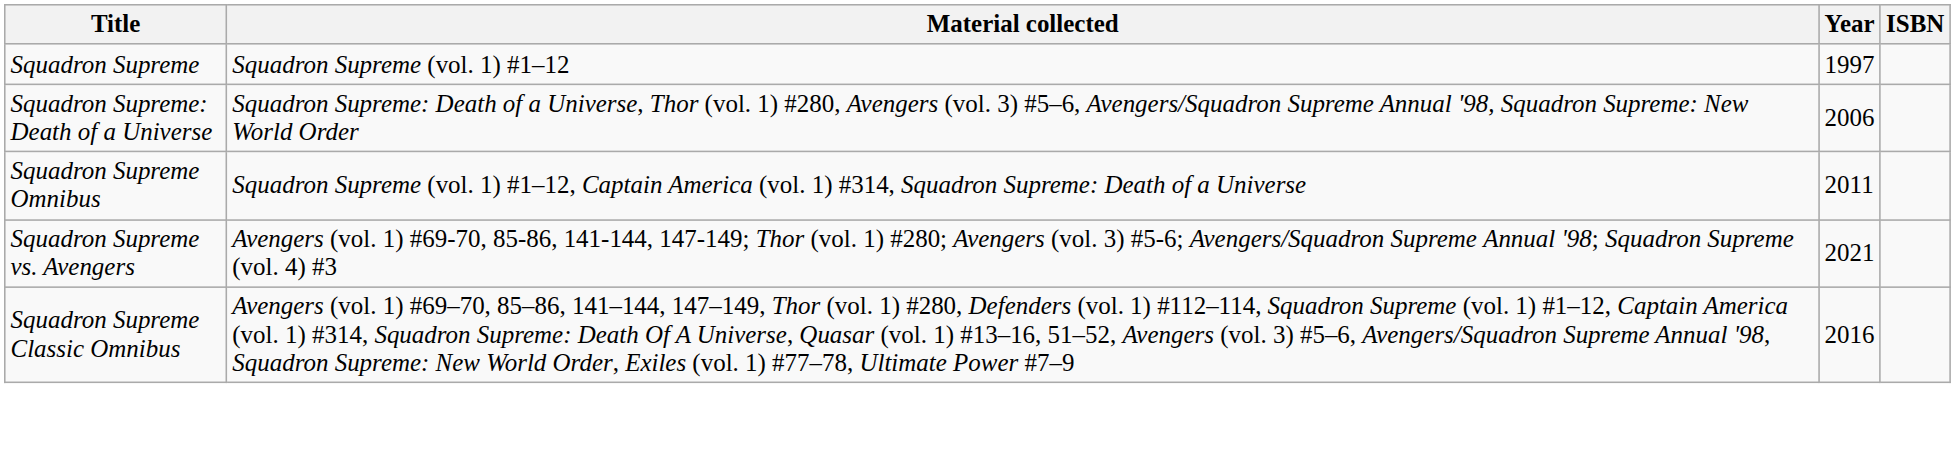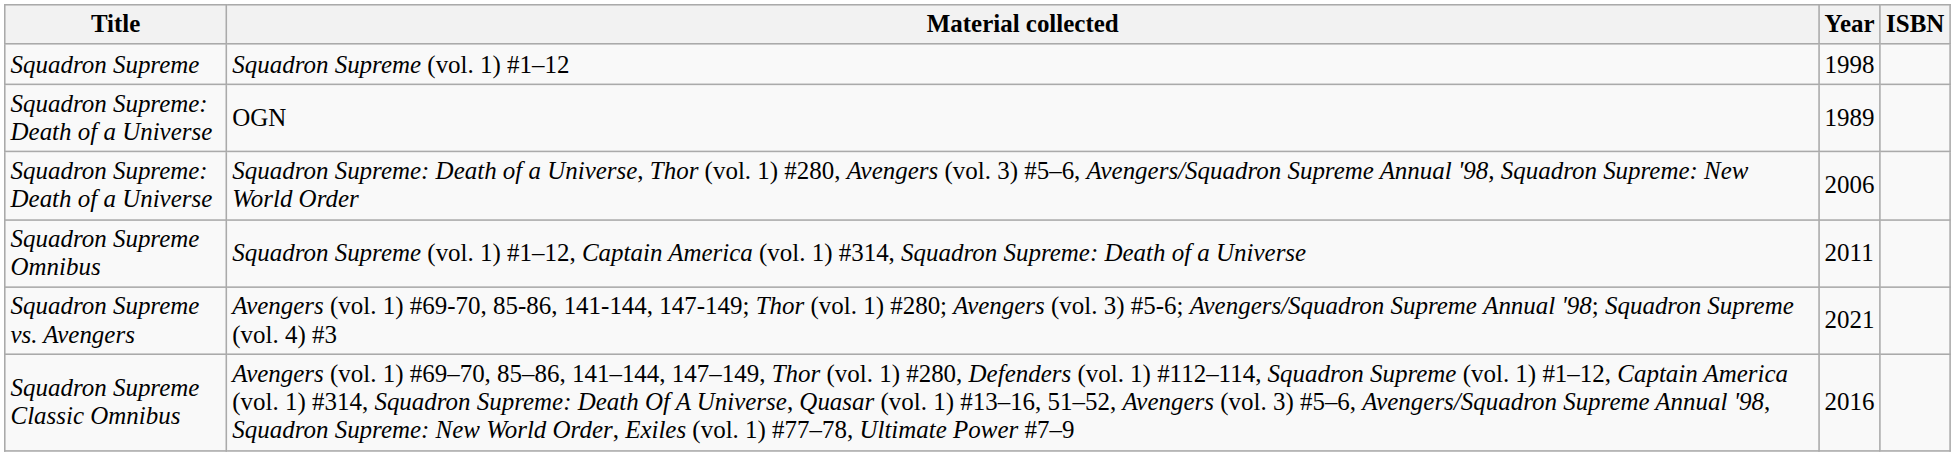(1850, 63) 1997 -> (1850, 63) 1998
+ row: (259, 117)
